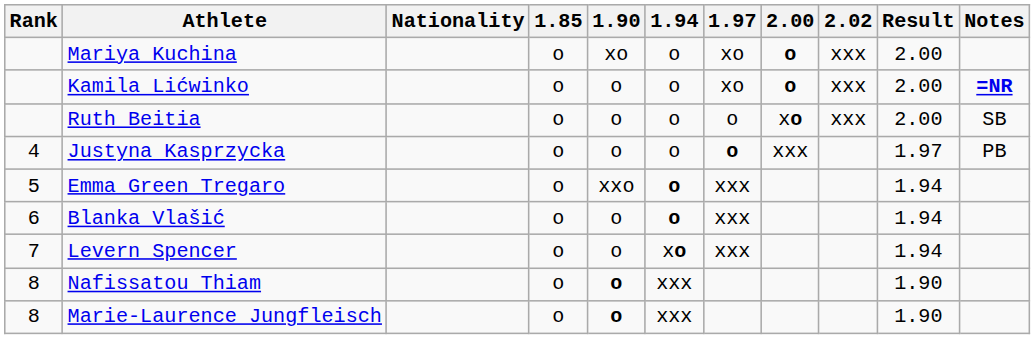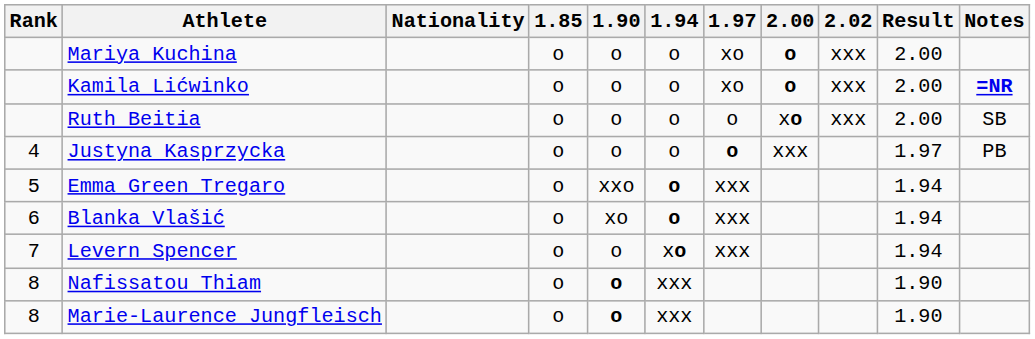(616, 54) xo -> (616, 54) o
(616, 218) o -> (616, 218) xo
